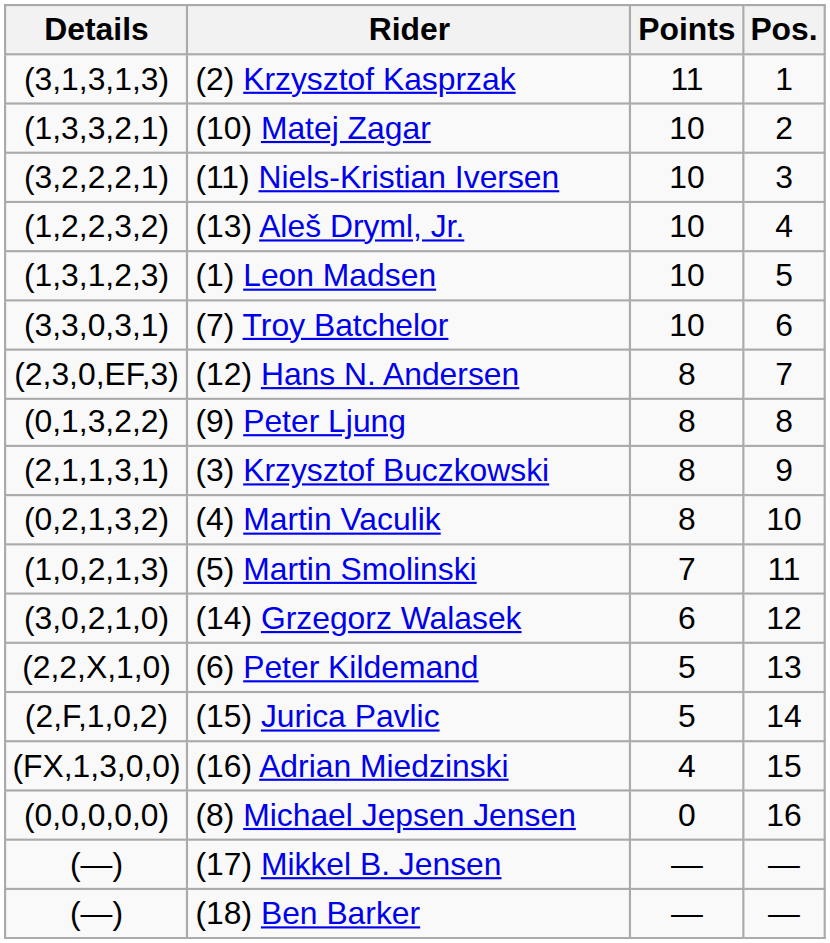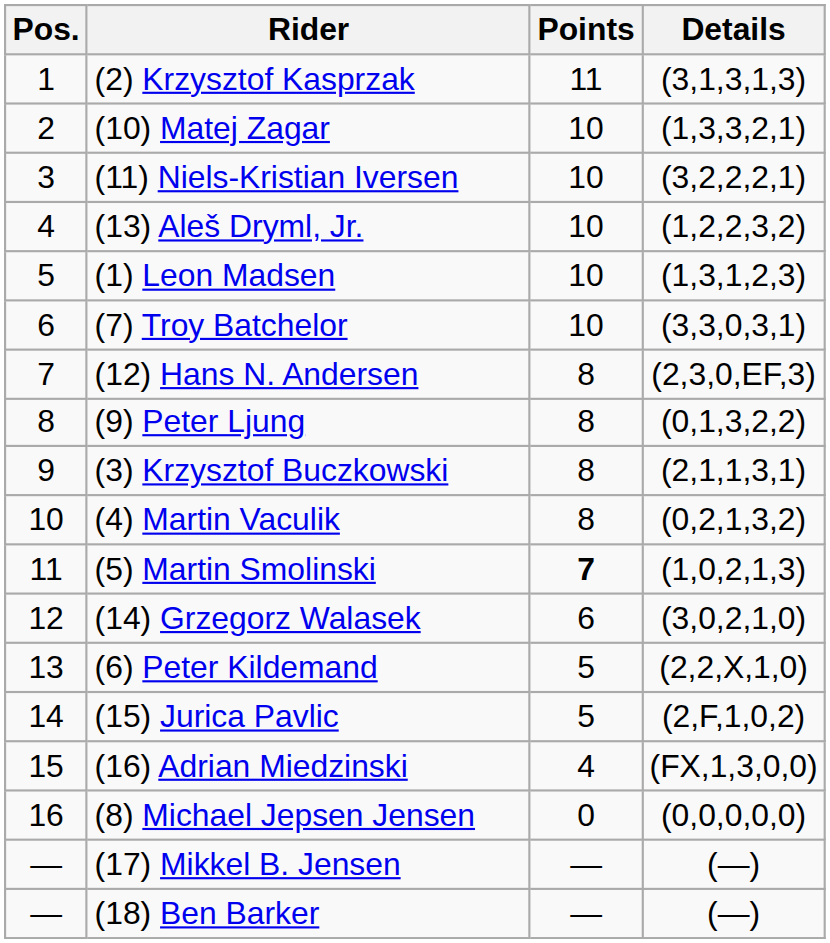columns swapped: (784, 29) <-> (97, 29)
(687, 569) normal -> (586, 569) bold
